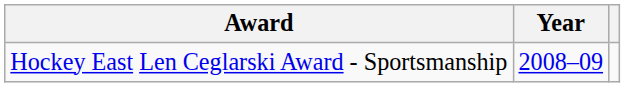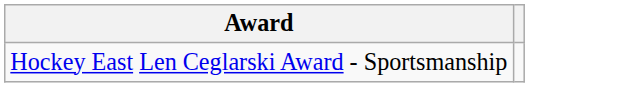- column: (561, 23)
